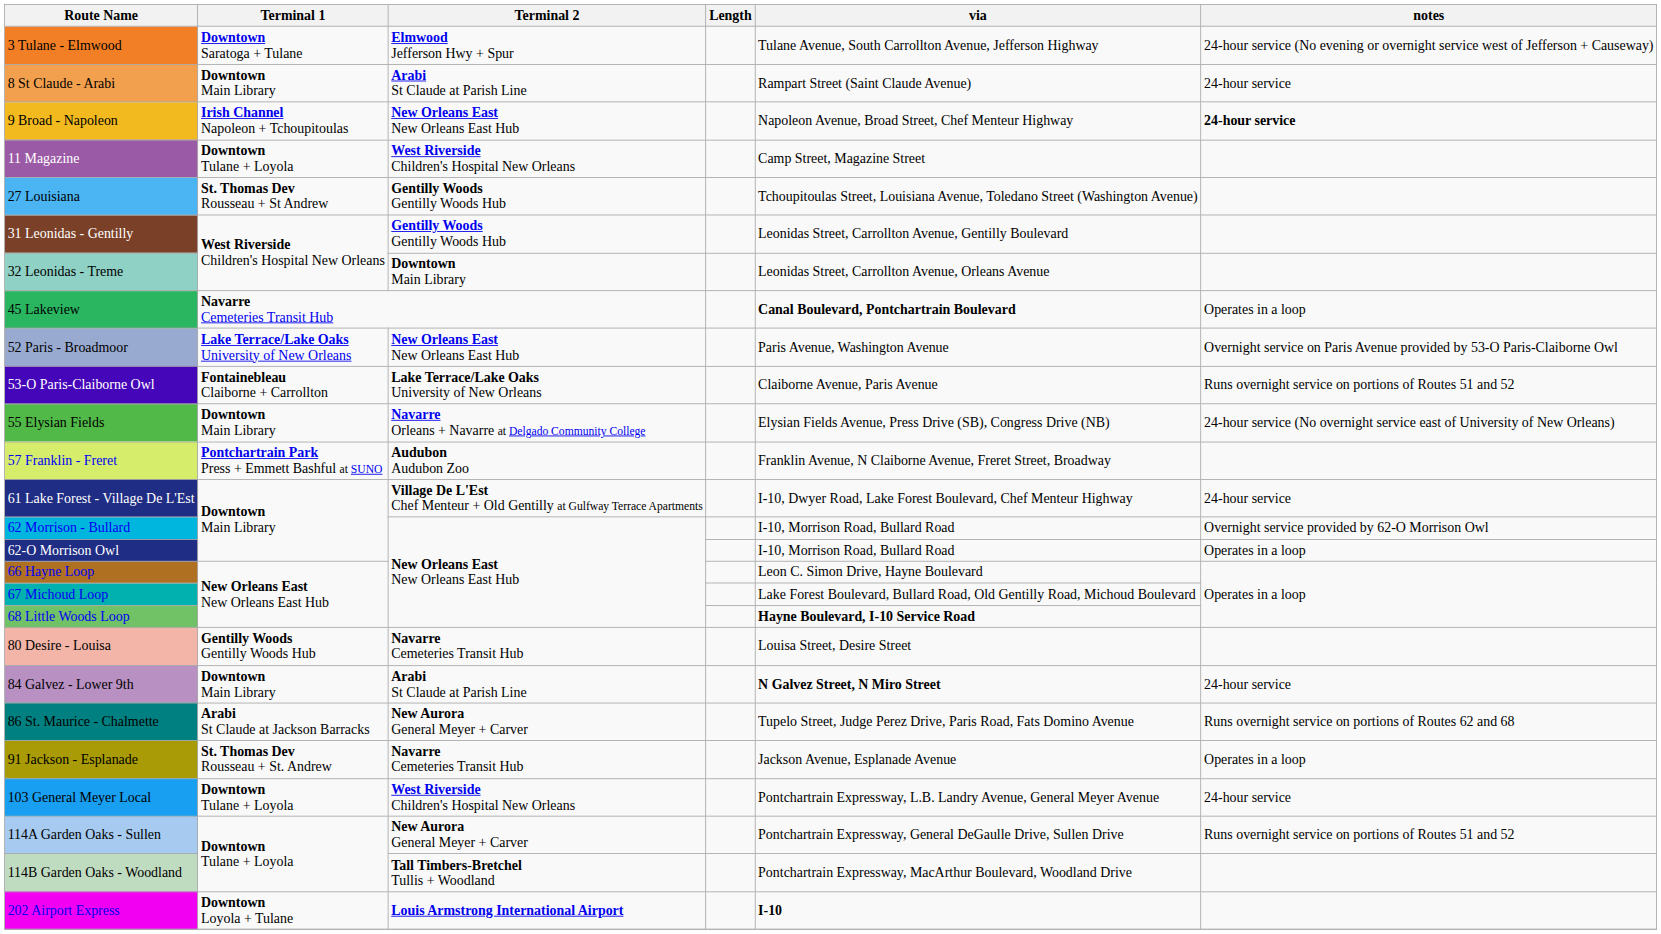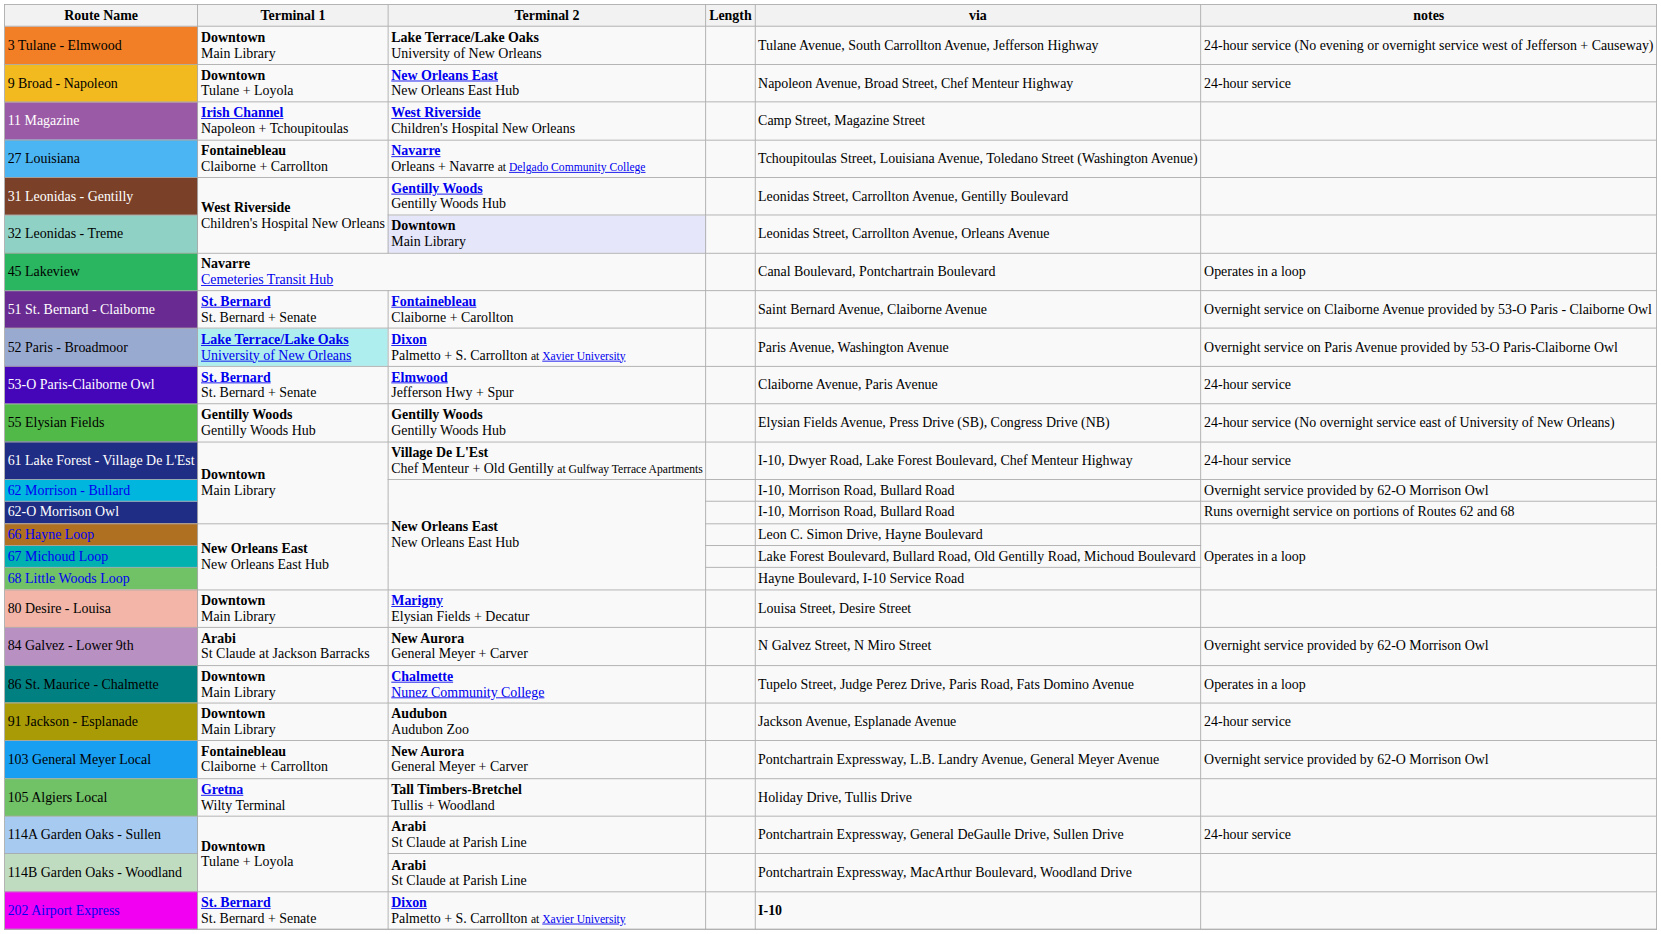(252, 45) Downtown Saratoga + Tulane -> (238, 45) Downtown Main Library
(452, 45) Elmwood Jefferson Hwy + Spur -> (466, 45) Lake Terrace/Lake Oaks University of New Orleans
- row: (61, 83)
(275, 120) Irish Channel Napoleon + Tchoupitoulas -> (247, 83) Downtown Tulane + Loyola
(1250, 120) bold -> (1248, 83) normal
(247, 158) Downtown Tulane + Loyola -> (275, 120) Irish Channel Napoleon + Tchoupitoulas
(265, 196) St. Thomas Dev Rousseau + St Andrew -> (264, 158) Fontainebleau Claiborne + Carrollton
(449, 196) Gentilly Woods Gentilly Woods Hub -> (518, 158) Navarre Orleans + Navarre at Delgado Community College
(429, 271) no background -> (429, 234) lavender background
(887, 309) bold -> (877, 271) normal
+ row: (81, 309)
(276, 347) no background -> (276, 347) paleturquoise background
(455, 347) New Orleans East New Orleans East Hub -> (508, 347) Dixon Palmetto + S. Carrollton at Xavier University
(264, 385) Fontainebleau Claiborne + Carrollton -> (259, 385) St. Bernard St. Bernard + Senate
(466, 385) Lake Terrace/Lake Oaks University of New Orleans -> (452, 385) Elmwood Jefferson Hwy + Spur
(1359, 385) Runs overnight service on portions of Routes 51 and 52 -> (1248, 385) 24-hour service
(238, 422) Downtown Main Library -> (258, 422) Gentilly Woods Gentilly Woods Hub
(518, 422) Navarre Orleans + Navarre at Delgado Community College -> (449, 422) Gentilly Woods Gentilly Woods Hub
- row: (62, 460)
(1255, 550) Operates in a loop -> (1359, 512) Runs overnight service on portions of Routes 62 and 68
(867, 616) bold -> (861, 578) normal
(258, 646) Gentilly Woods Gentilly Woods Hub -> (238, 608) Downtown Main Library
(457, 646) Navarre Cemeteries Transit Hub -> (460, 608) Marigny Elysian Fields + Decatur
(238, 684) Downtown Main Library -> (285, 646) Arabi St Claude at Jackson Barracks
(459, 684) Arabi St Claude at Parish Line -> (460, 646) New Aurora General Meyer + Carver
(849, 684) bold -> (845, 646) normal
(1248, 684) 24-hour service -> (1346, 646) Overnight service provided by 62-O Morrison Owl
(285, 721) Arabi St Claude at Jackson Barracks -> (238, 684) Downtown Main Library
(460, 721) New Aurora General Meyer + Carver -> (468, 684) Chalmette Nunez Community College
(1359, 721) Runs overnight service on portions of Routes 62 and 68 -> (1255, 684) Operates in a loop
(266, 759) St. Thomas Dev Rousseau + St. Andrew -> (238, 721) Downtown Main Library
(457, 759) Navarre Cemeteries Transit Hub -> (430, 721) Audubon Audubon Zoo
(1255, 759) Operates in a loop -> (1248, 721) 24-hour service
(247, 797) Downtown Tulane + Loyola -> (264, 759) Fontainebleau Claiborne + Carrollton
(483, 797) West Riverside Children's Hospital New Orleans -> (460, 759) New Aurora General Meyer + Carver
(1248, 797) 24-hour service -> (1346, 759) Overnight service provided by 62-O Morrison Owl
+ row: (58, 797)
(460, 835) New Aurora General Meyer + Carver -> (459, 835) Arabi St Claude at Parish Line
(1359, 835) Runs overnight service on portions of Routes 51 and 52 -> (1248, 835) 24-hour service
(457, 872) Tall Timbers-Bretchel Tullis + Woodland -> (459, 872) Arabi St Claude at Parish Line
(247, 910) Downtown Loyola + Tulane -> (259, 910) St. Bernard St. Bernard + Senate
(507, 910) Louis Armstrong International Airport -> (508, 910) Dixon Palmetto + S. Carrollton at Xavier University
